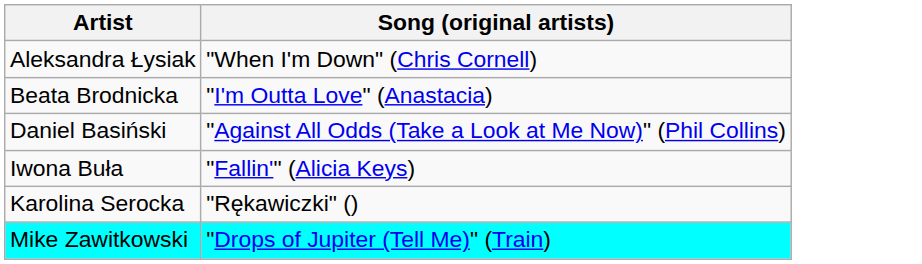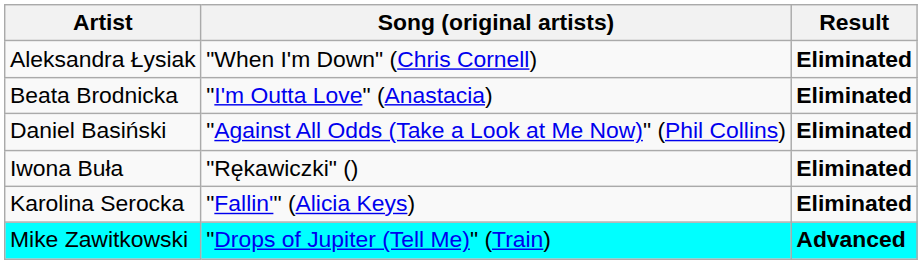+ column: (854, 22)
(311, 167) "Fallin'" (Alicia Keys) -> (282, 167) "Rękawiczki" ()
(282, 204) "Rękawiczki" () -> (311, 204) "Fallin'" (Alicia Keys)
